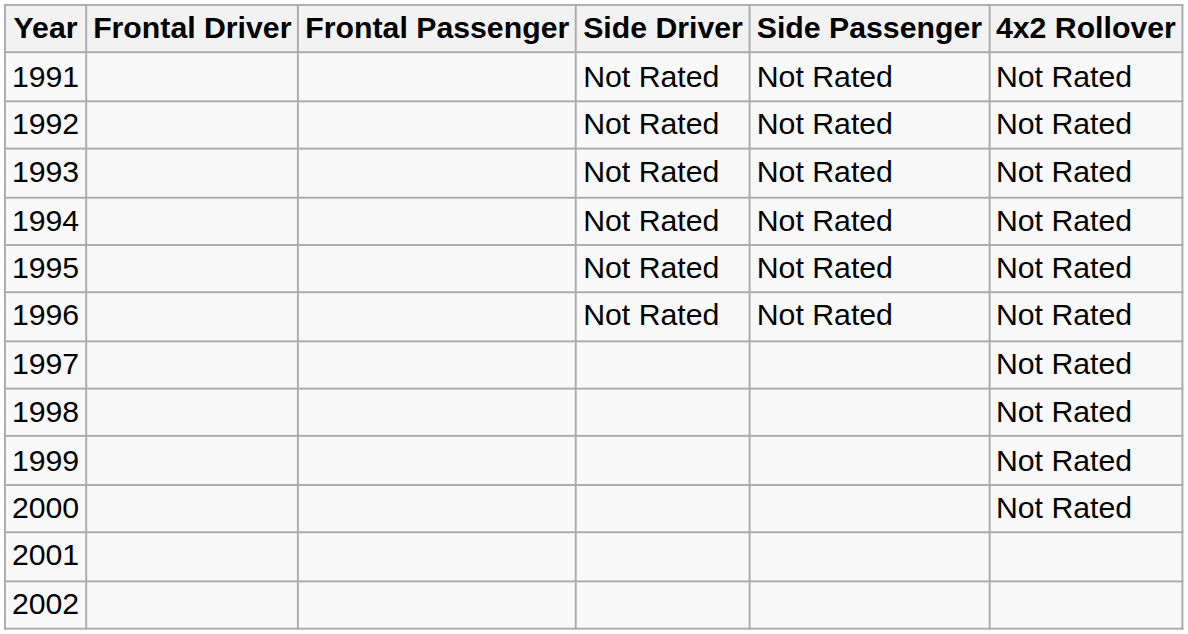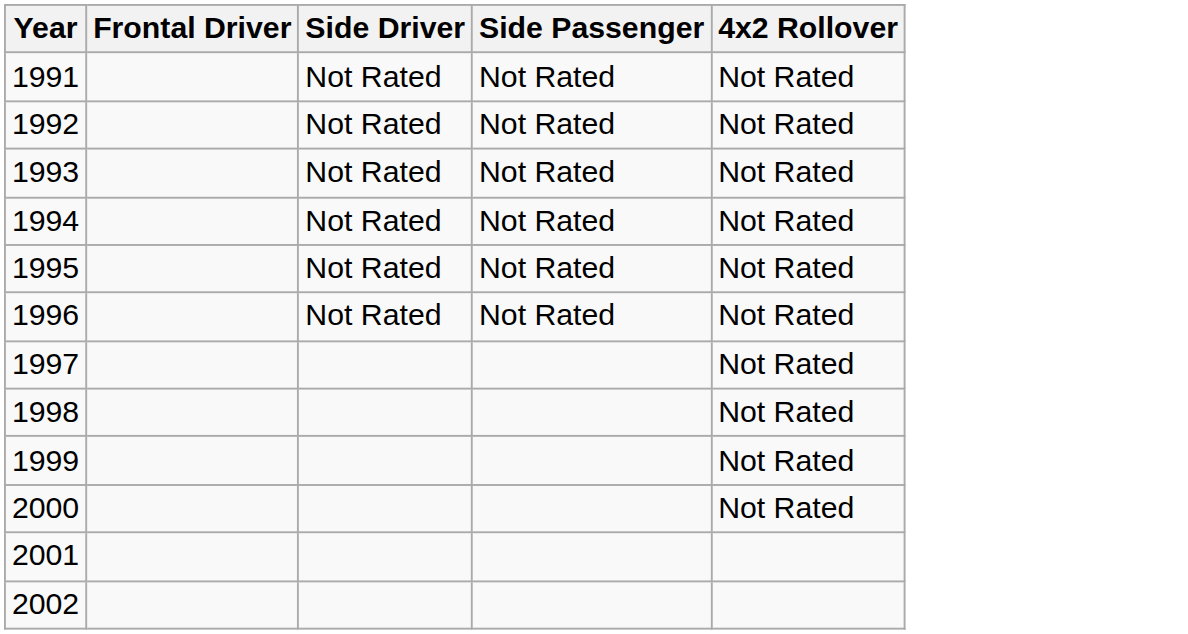- column: (437, 28)
